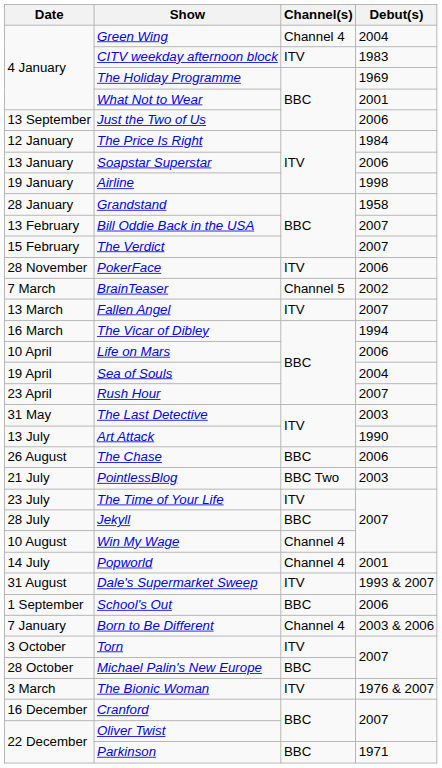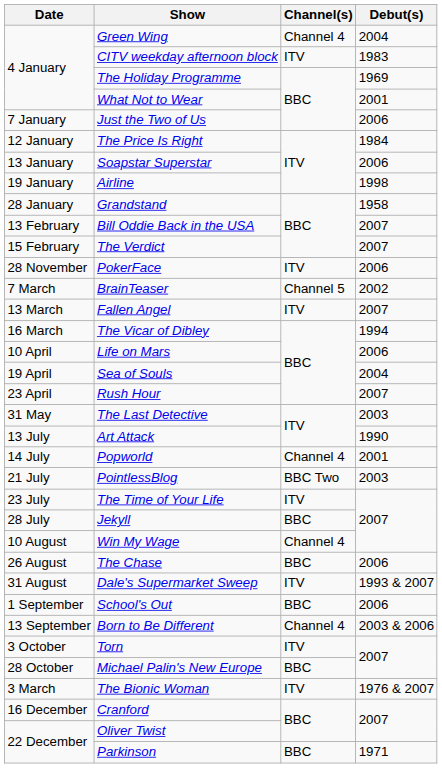(49, 120) 13 September -> (37, 120) 7 January
rows swapped: (125, 562) <-> (130, 457)
(37, 625) 7 January -> (49, 625) 13 September
